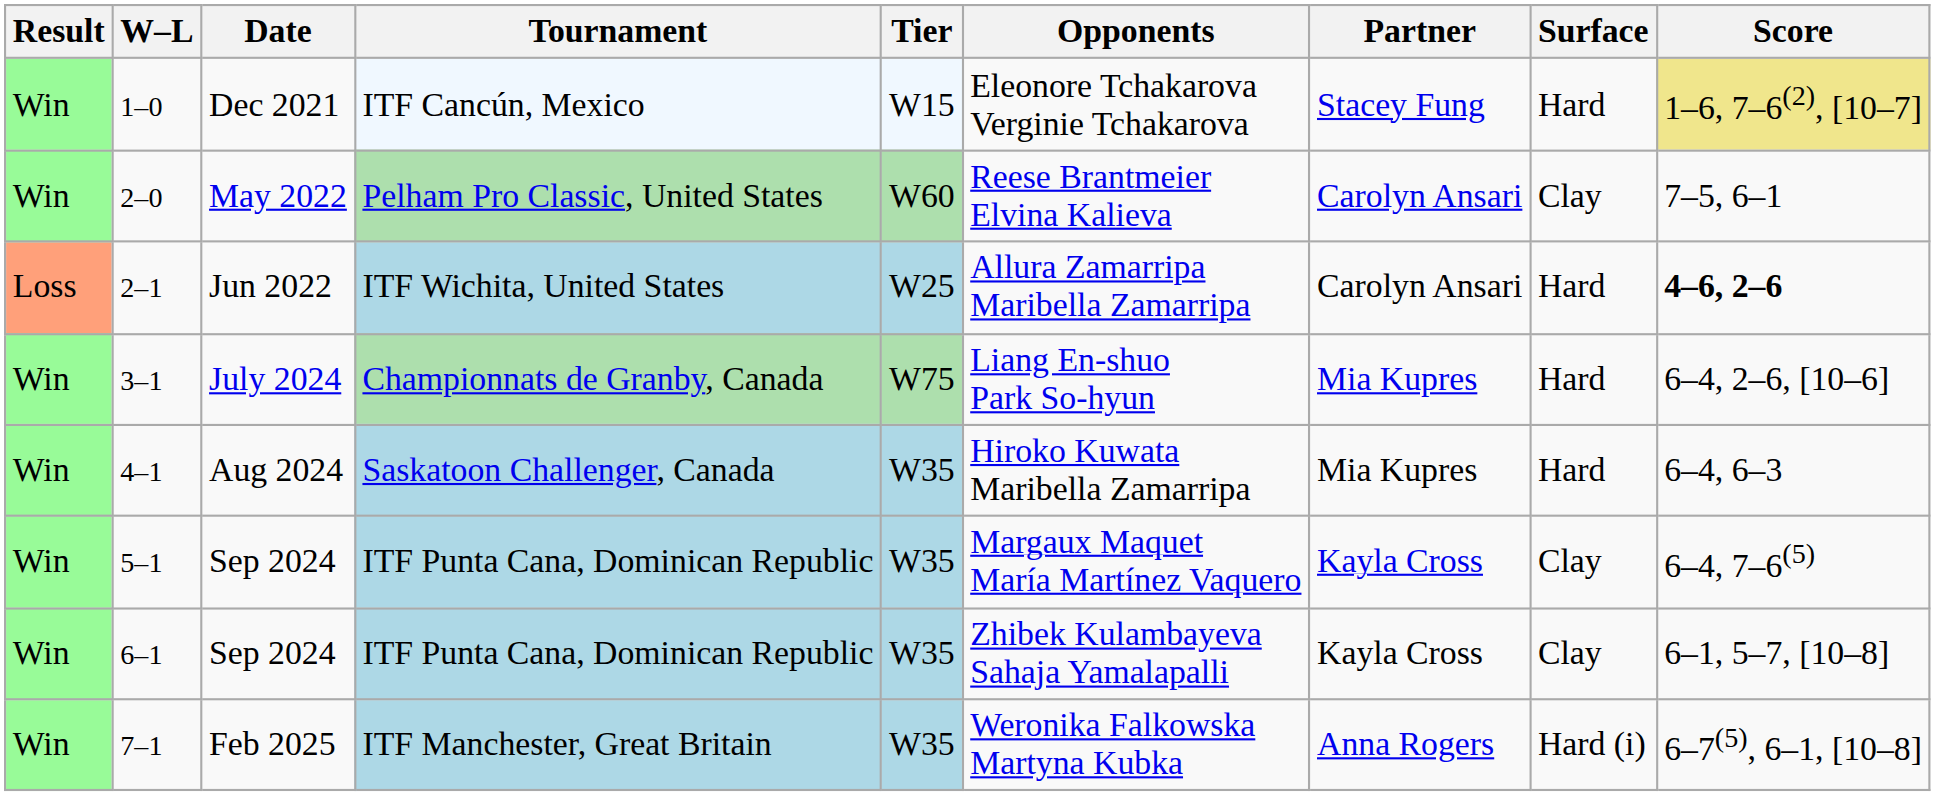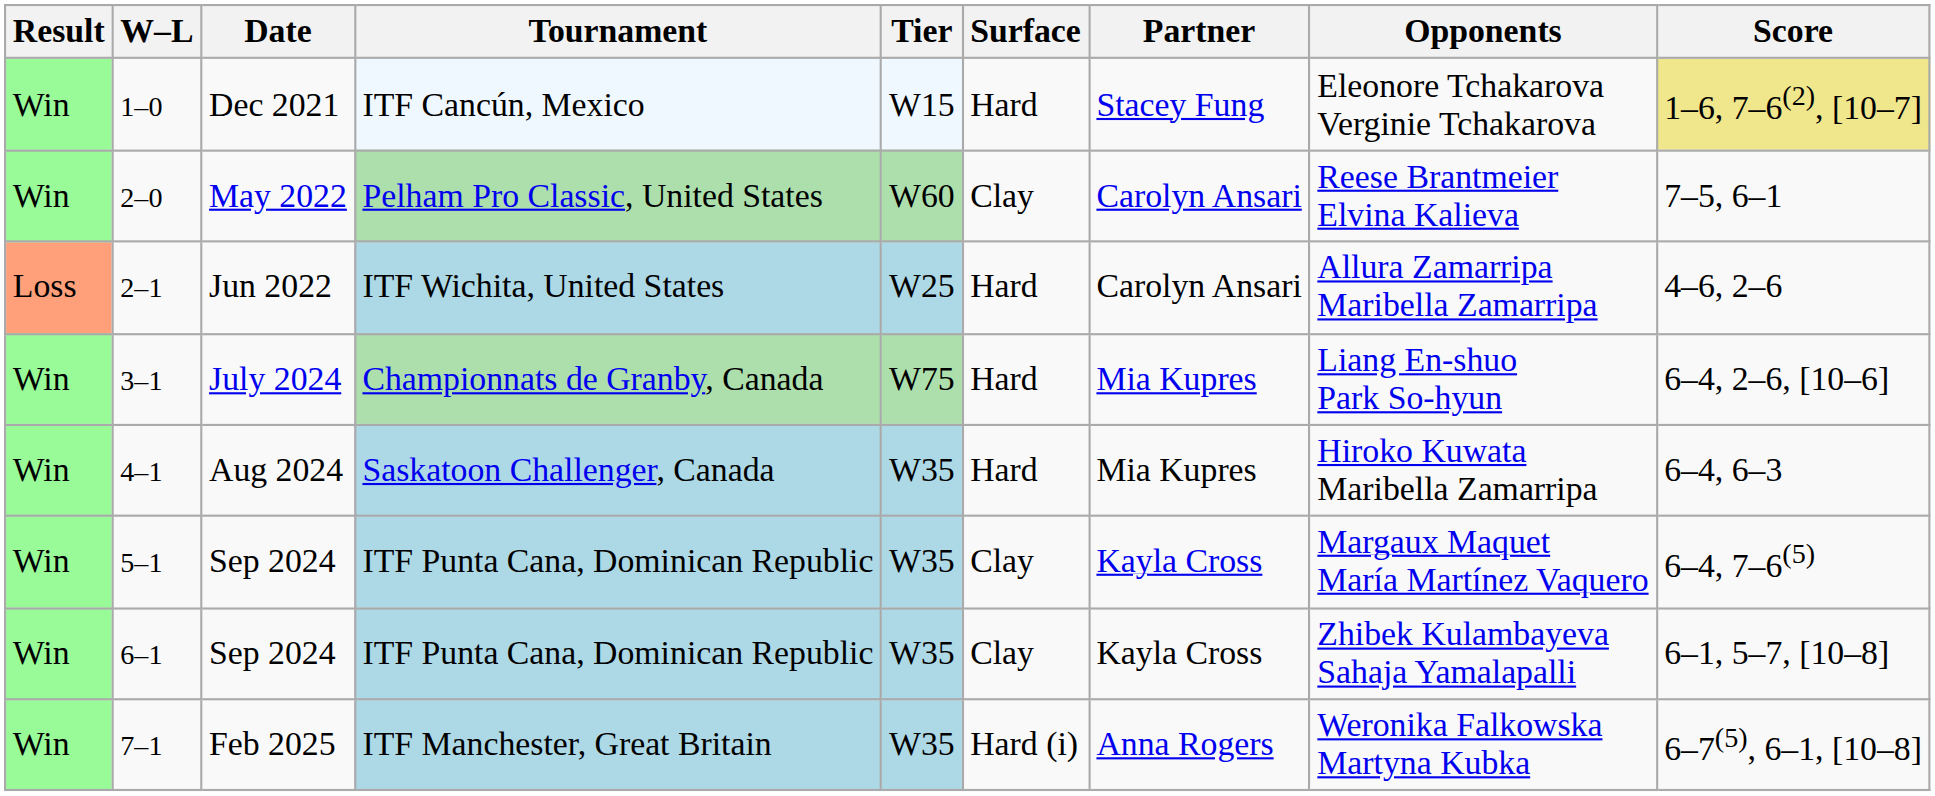columns swapped: (1593, 31) <-> (1136, 31)
(1723, 286) bold -> (1723, 286) normal
